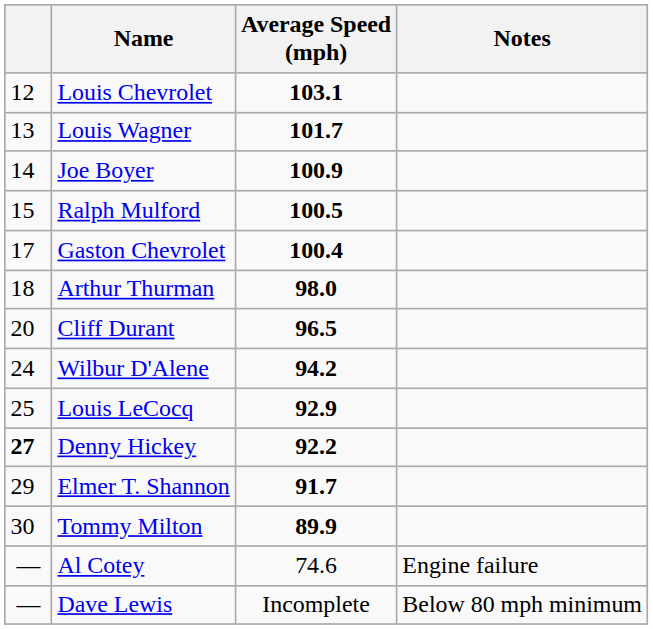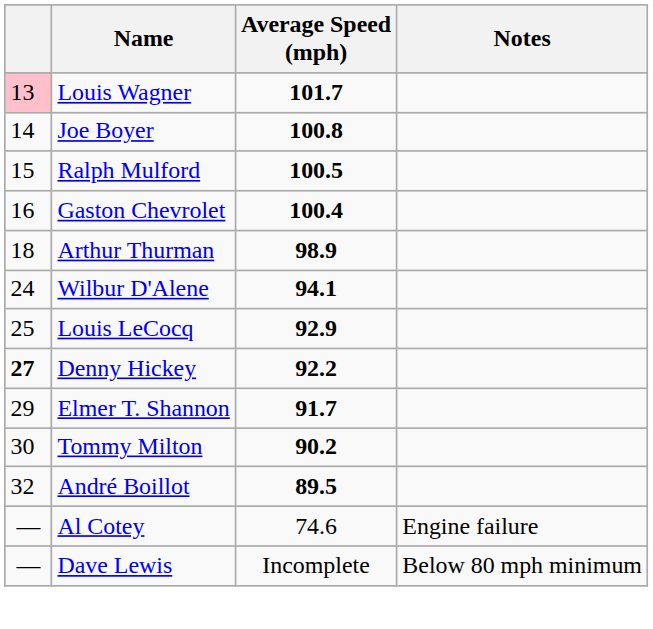- row: (135, 92)
(22, 131) no background -> (22, 92) pink background
(316, 171) 100.9 -> (316, 131) 100.8
(22, 249) 17 -> (22, 210) 16
(316, 289) 98.0 -> (316, 249) 98.9
- row: (116, 328)
(316, 368) 94.2 -> (316, 289) 94.1
(316, 525) 89.9 -> (316, 447) 90.2
+ row: (124, 486)
